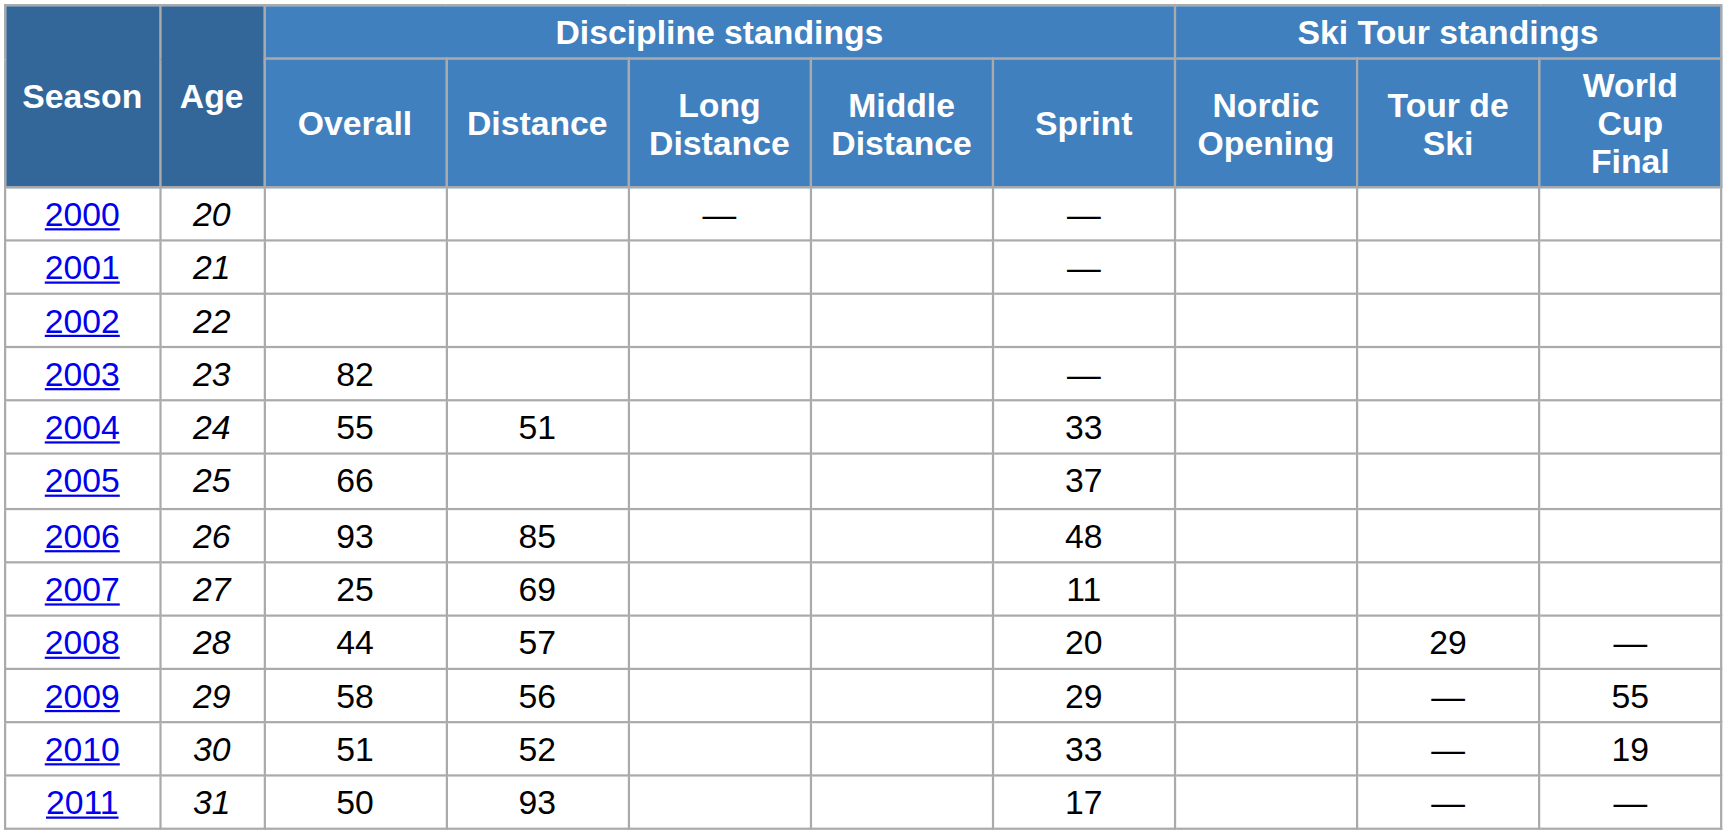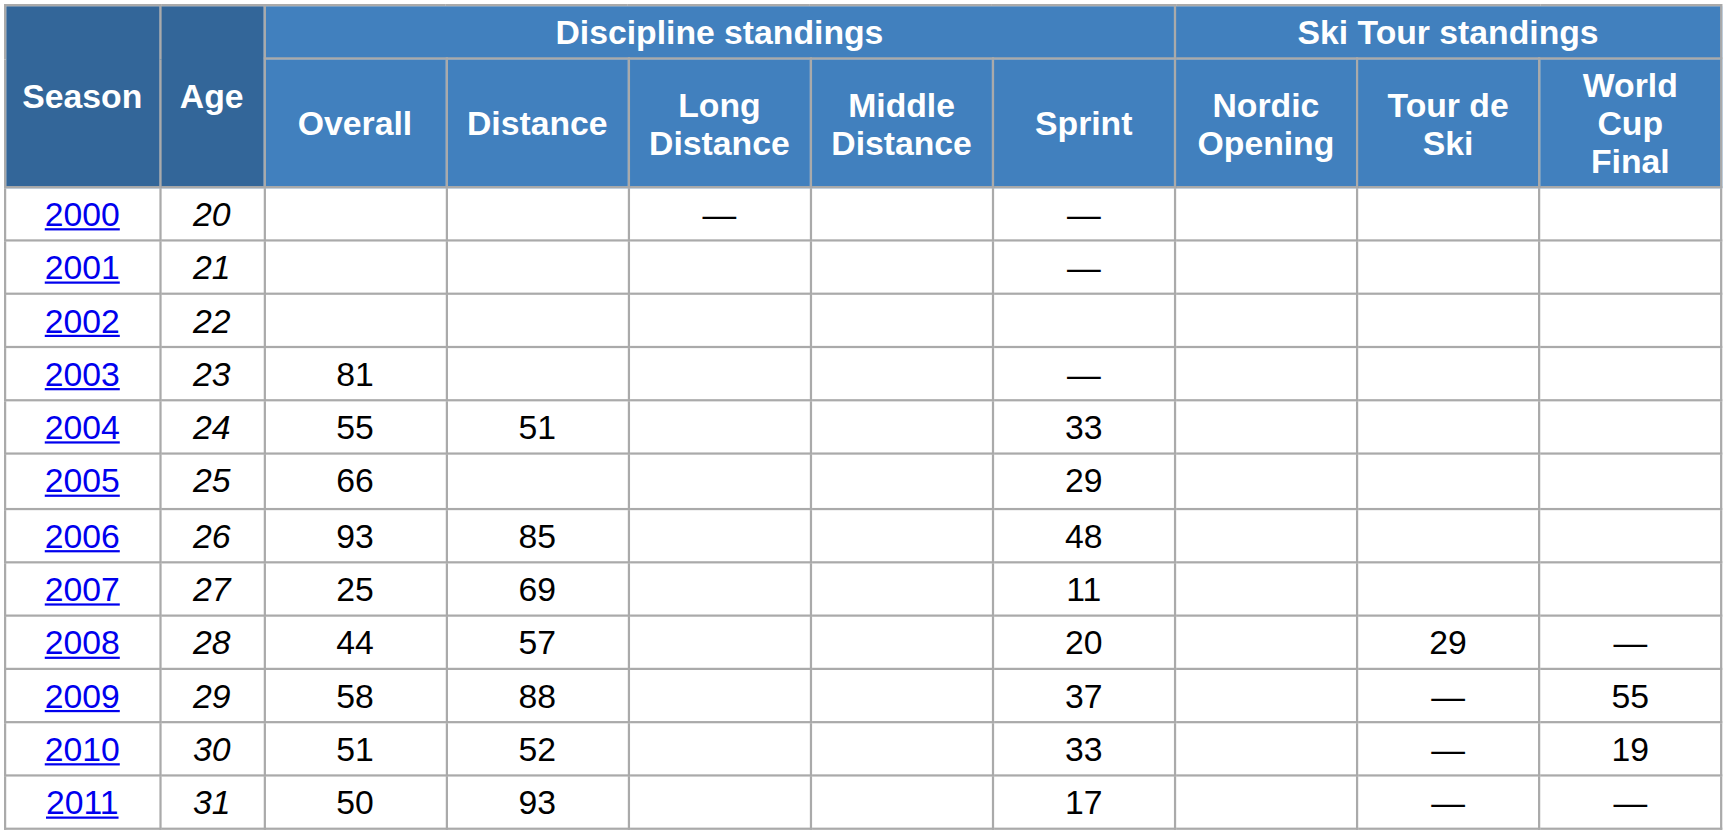(355, 375) 82 -> (355, 375) 81
(1084, 481) 37 -> (1084, 481) 29
(537, 695) 56 -> (537, 695) 88
(1084, 695) 29 -> (1084, 695) 37
